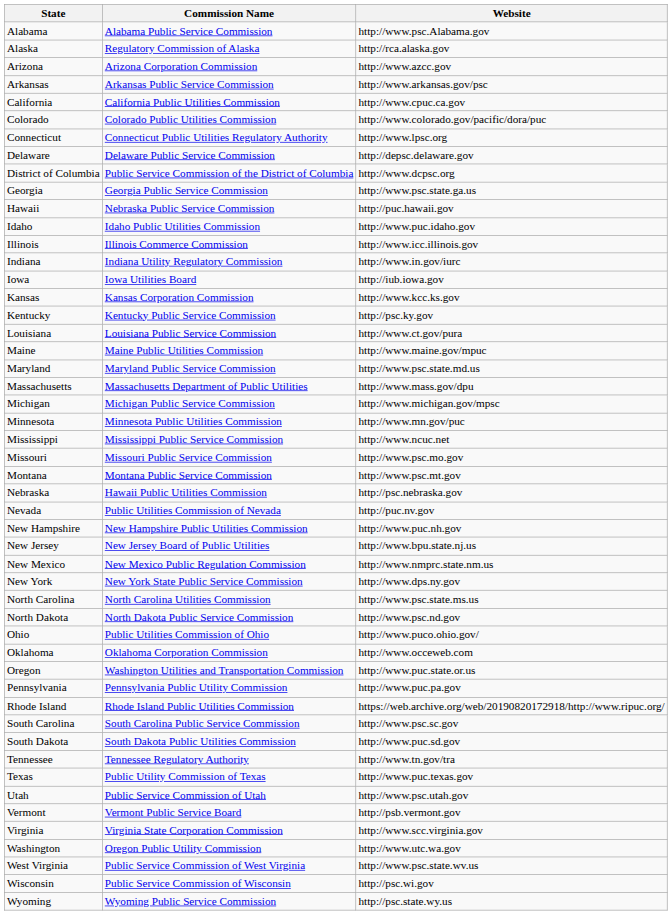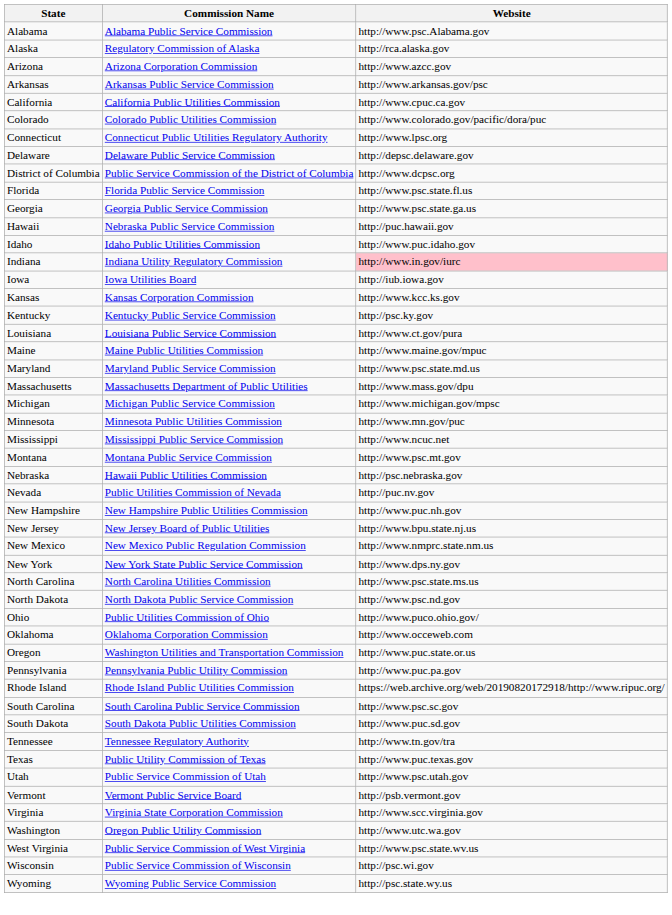+ row: (23, 191)
- row: (23, 244)
(409, 262) no background -> (409, 262) pink background
- row: (27, 457)
